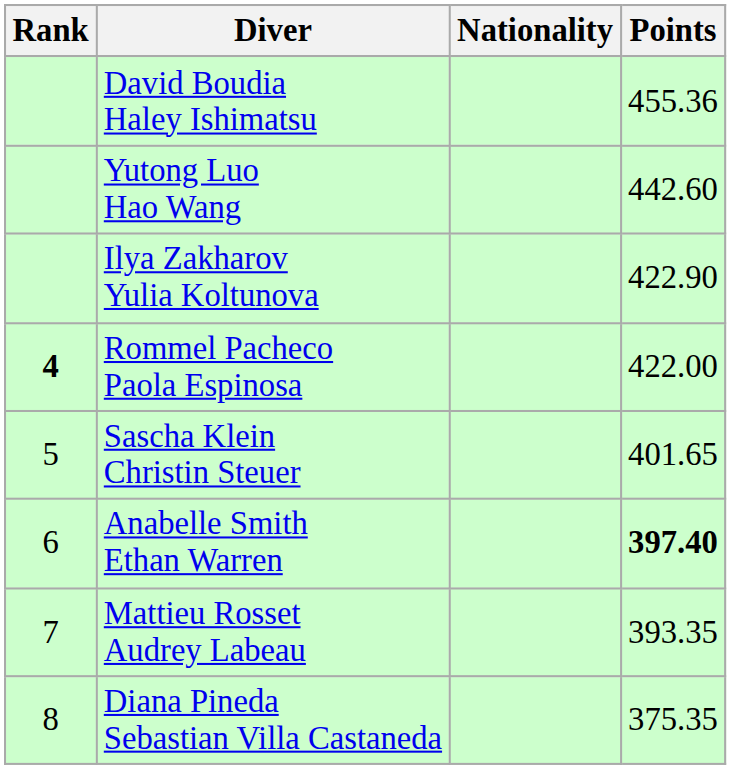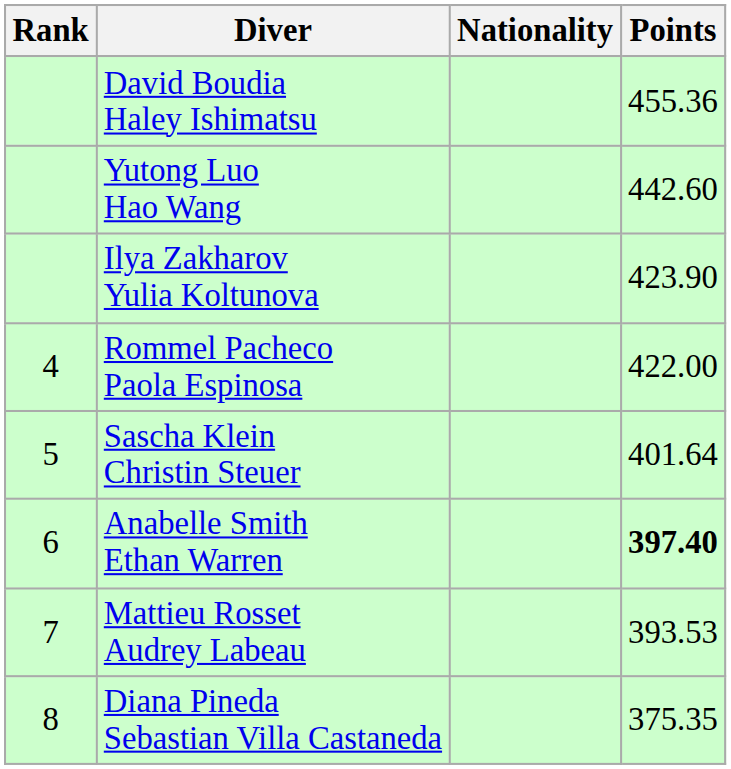(673, 277) 422.90 -> (673, 277) 423.90
(51, 365) bold -> (51, 365) normal
(673, 454) 401.65 -> (673, 454) 401.64
(673, 631) 393.35 -> (673, 631) 393.53
